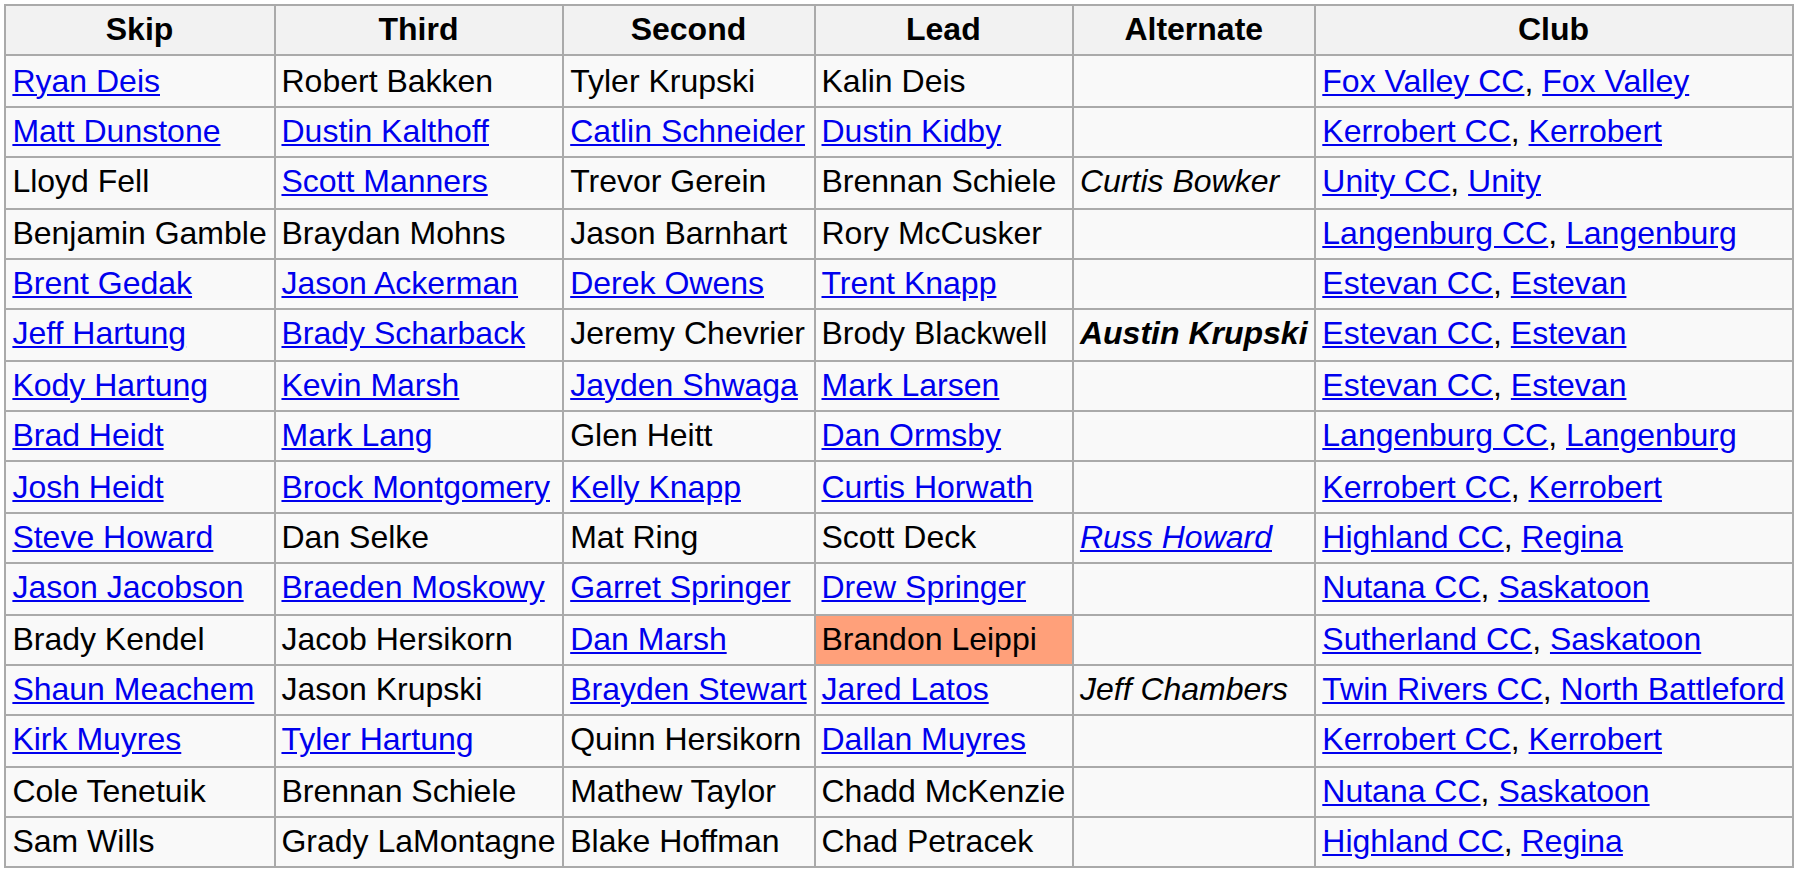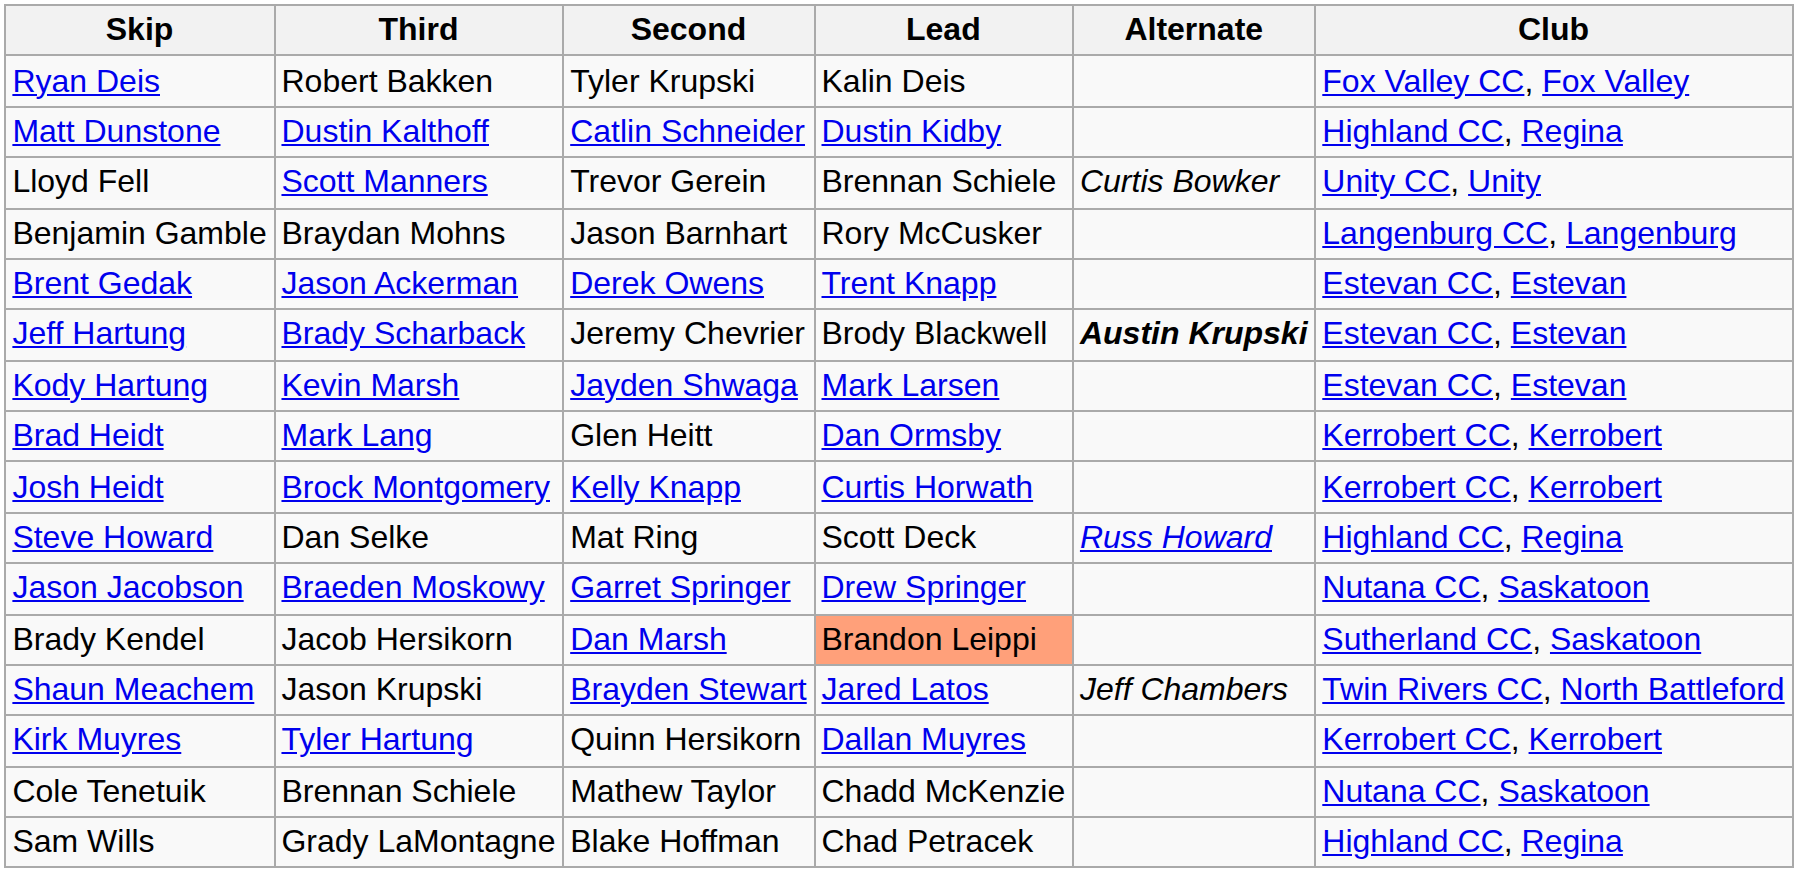(1492, 131) Kerrobert CC, Kerrobert -> (1473, 131) Highland CC, Regina
(1530, 435) Langenburg CC, Langenburg -> (1492, 435) Kerrobert CC, Kerrobert
